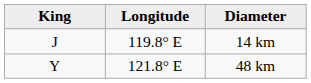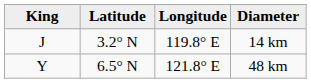+ column: (117, 16)
